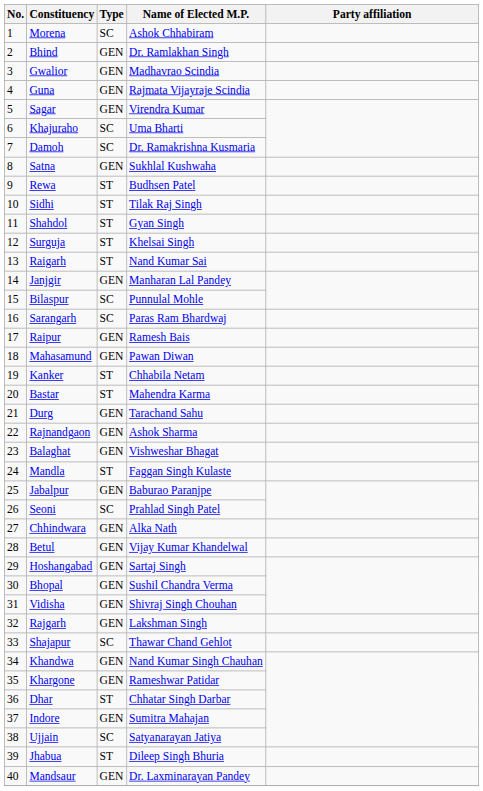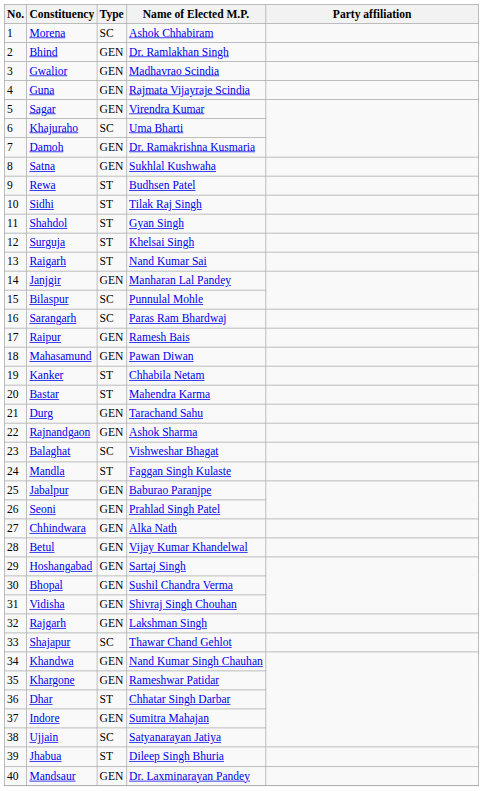(107, 147) SC -> (111, 147) GEN
(111, 452) GEN -> (107, 452) SC
(107, 509) SC -> (111, 509) GEN
